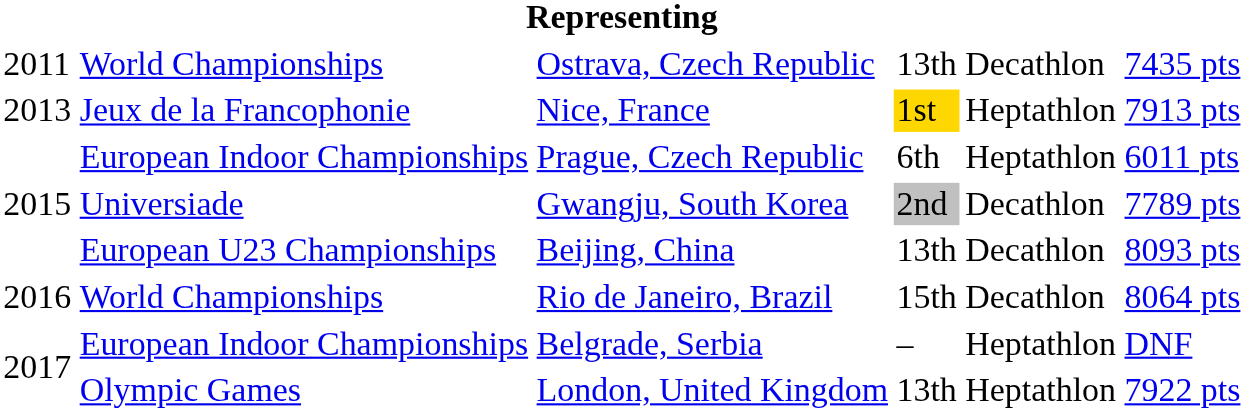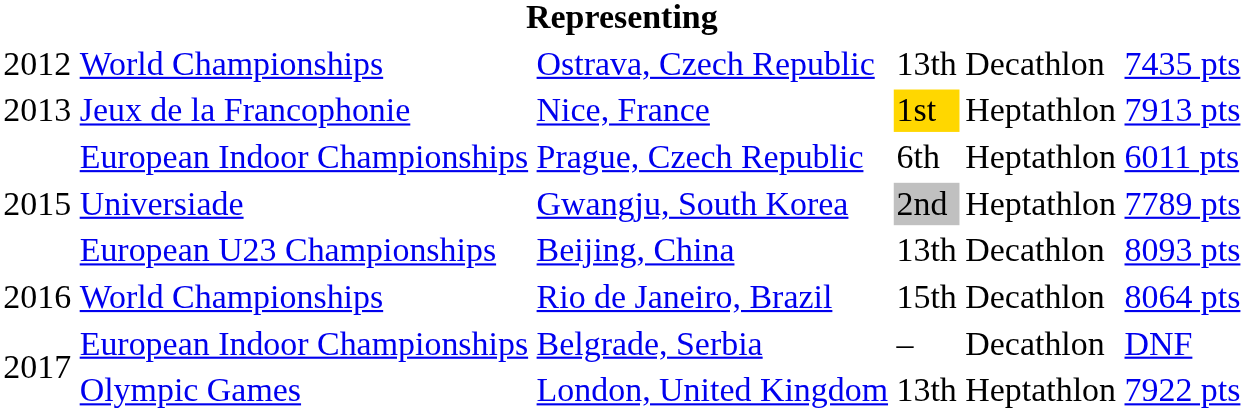(37, 63) 2011 -> (37, 63) 2012
(1035, 203) Decathlon -> (1041, 203) Heptathlon
(1041, 343) Heptathlon -> (1035, 343) Decathlon
